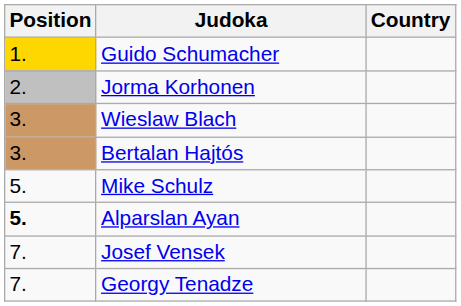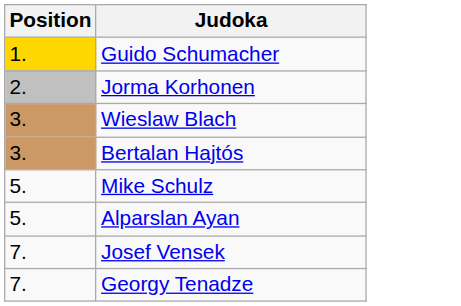- column: (411, 20)
(18, 218) bold -> (18, 218) normal
